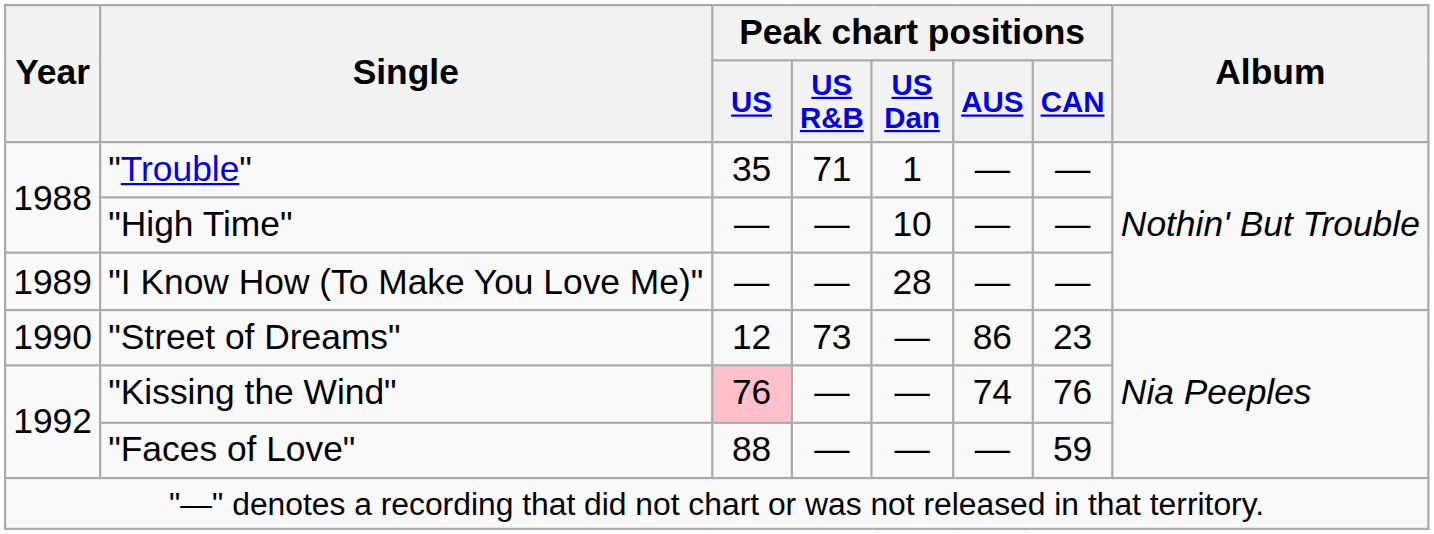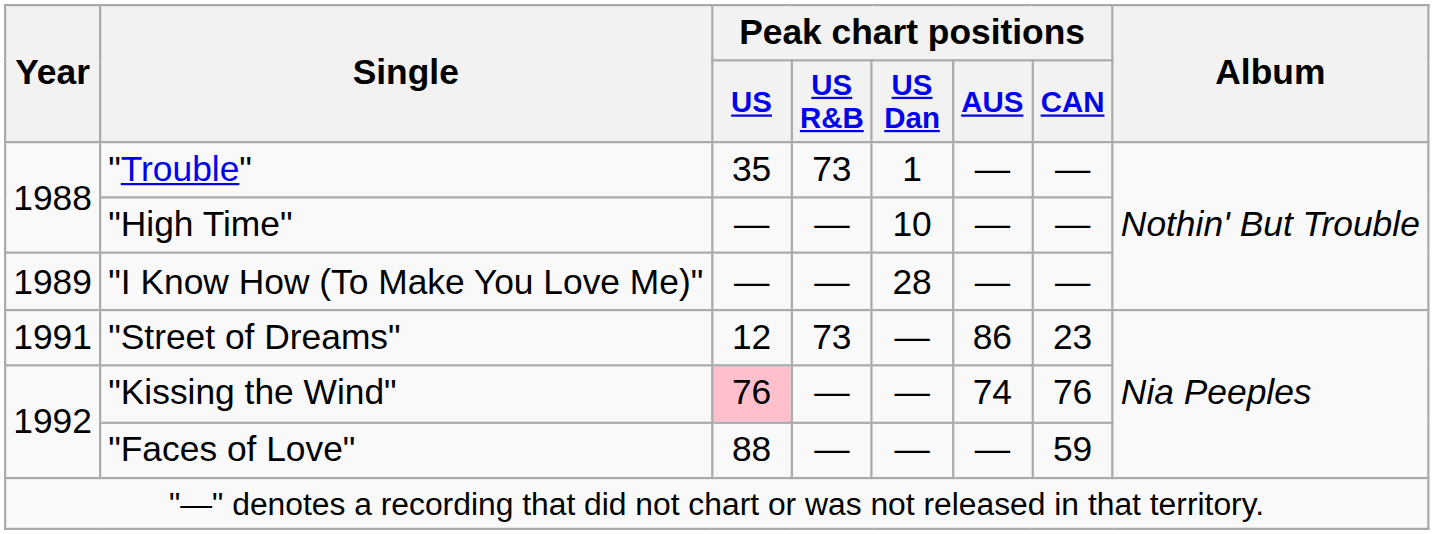(832, 168) 71 -> (832, 168) 73
(53, 337) 1990 -> (53, 337) 1991
